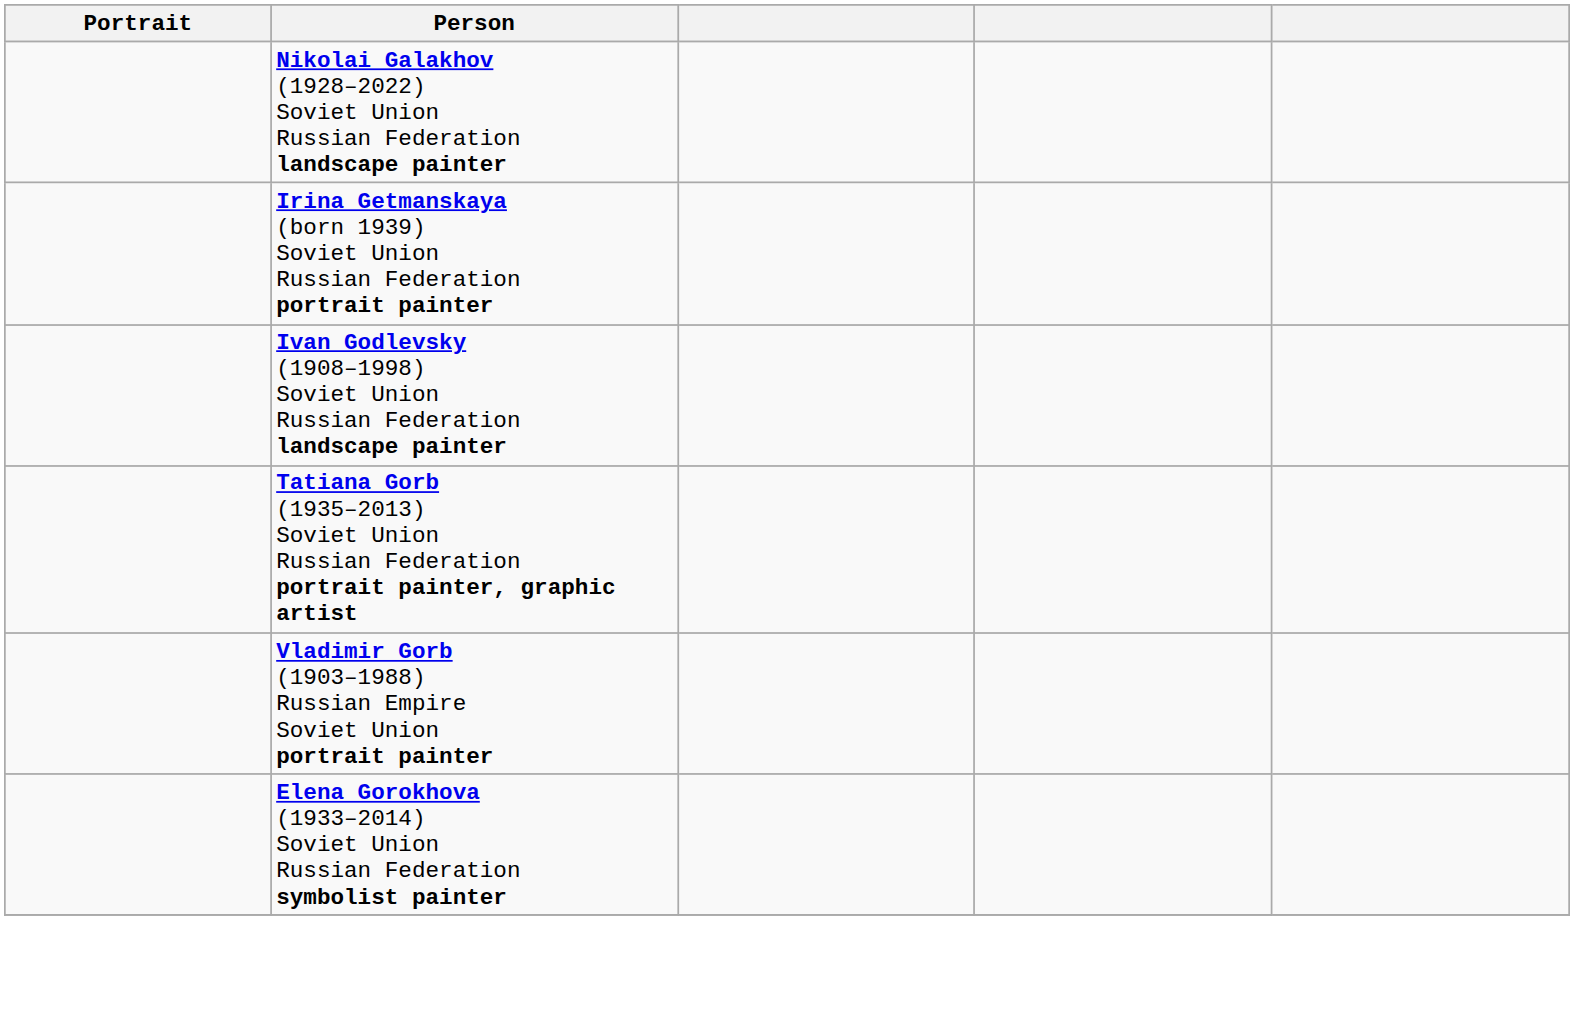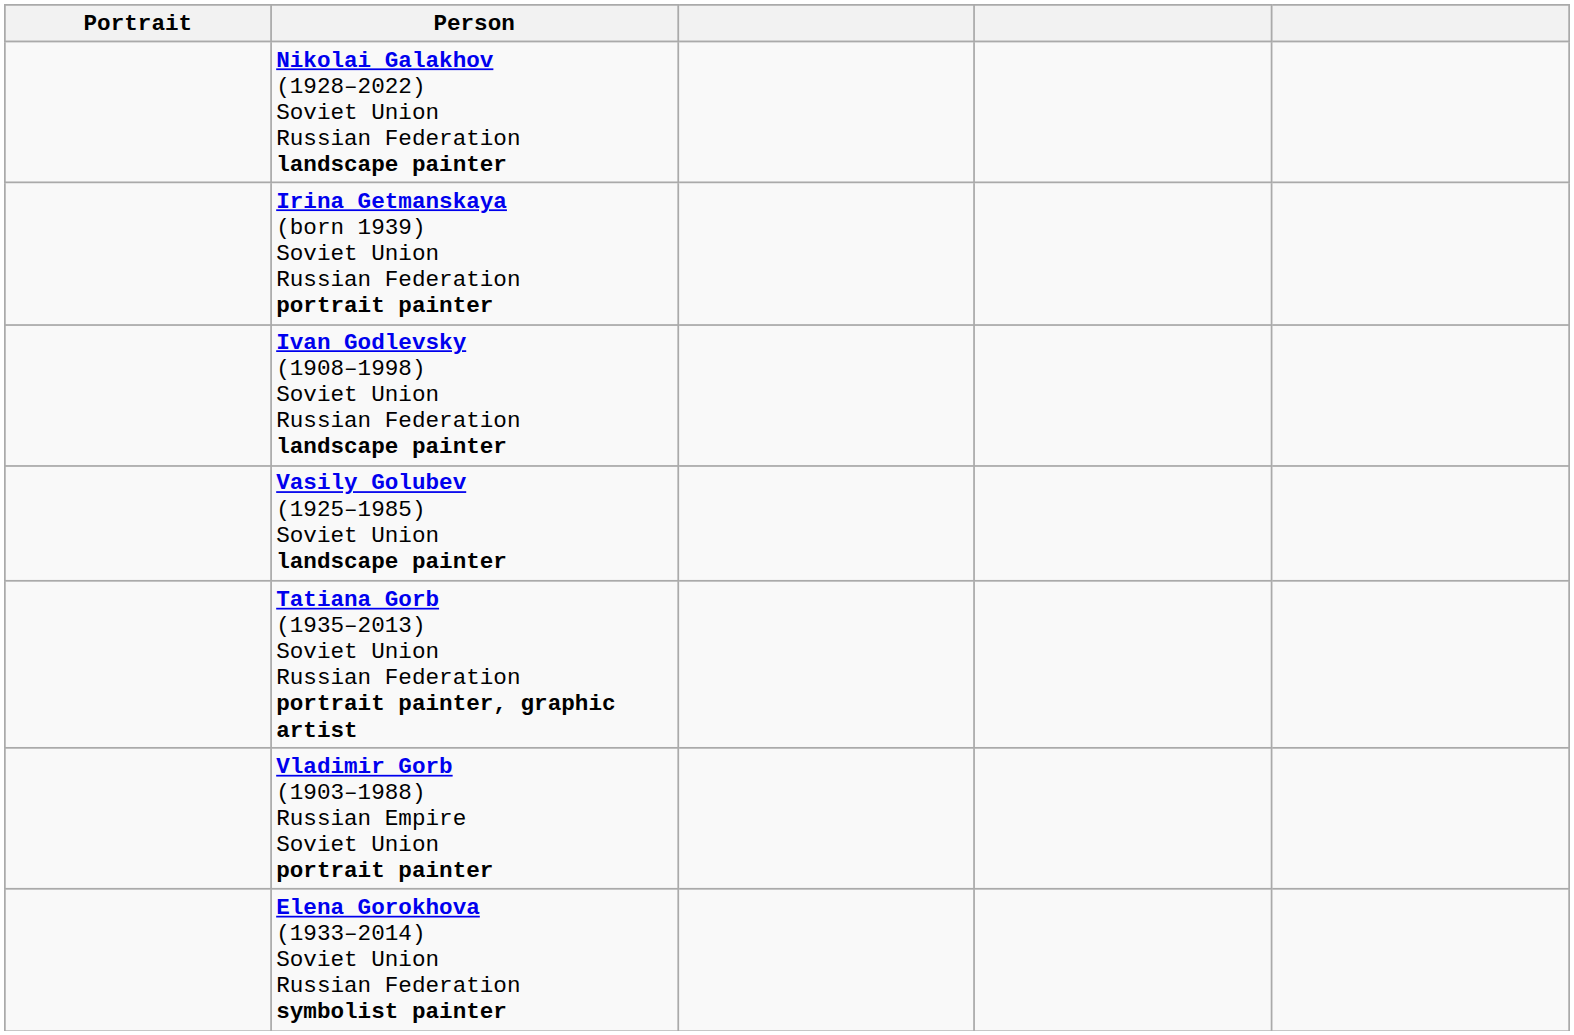+ row: (392, 523)
